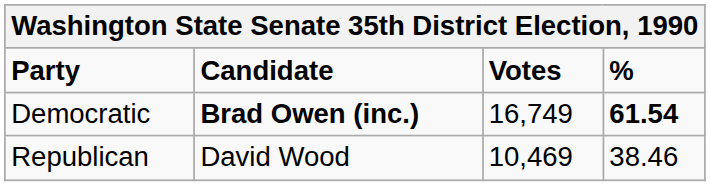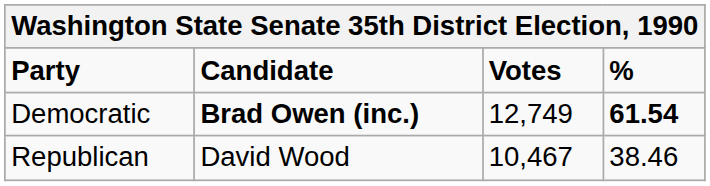(531, 113) 16,749 -> (531, 113) 12,749
(531, 157) 10,469 -> (531, 157) 10,467
